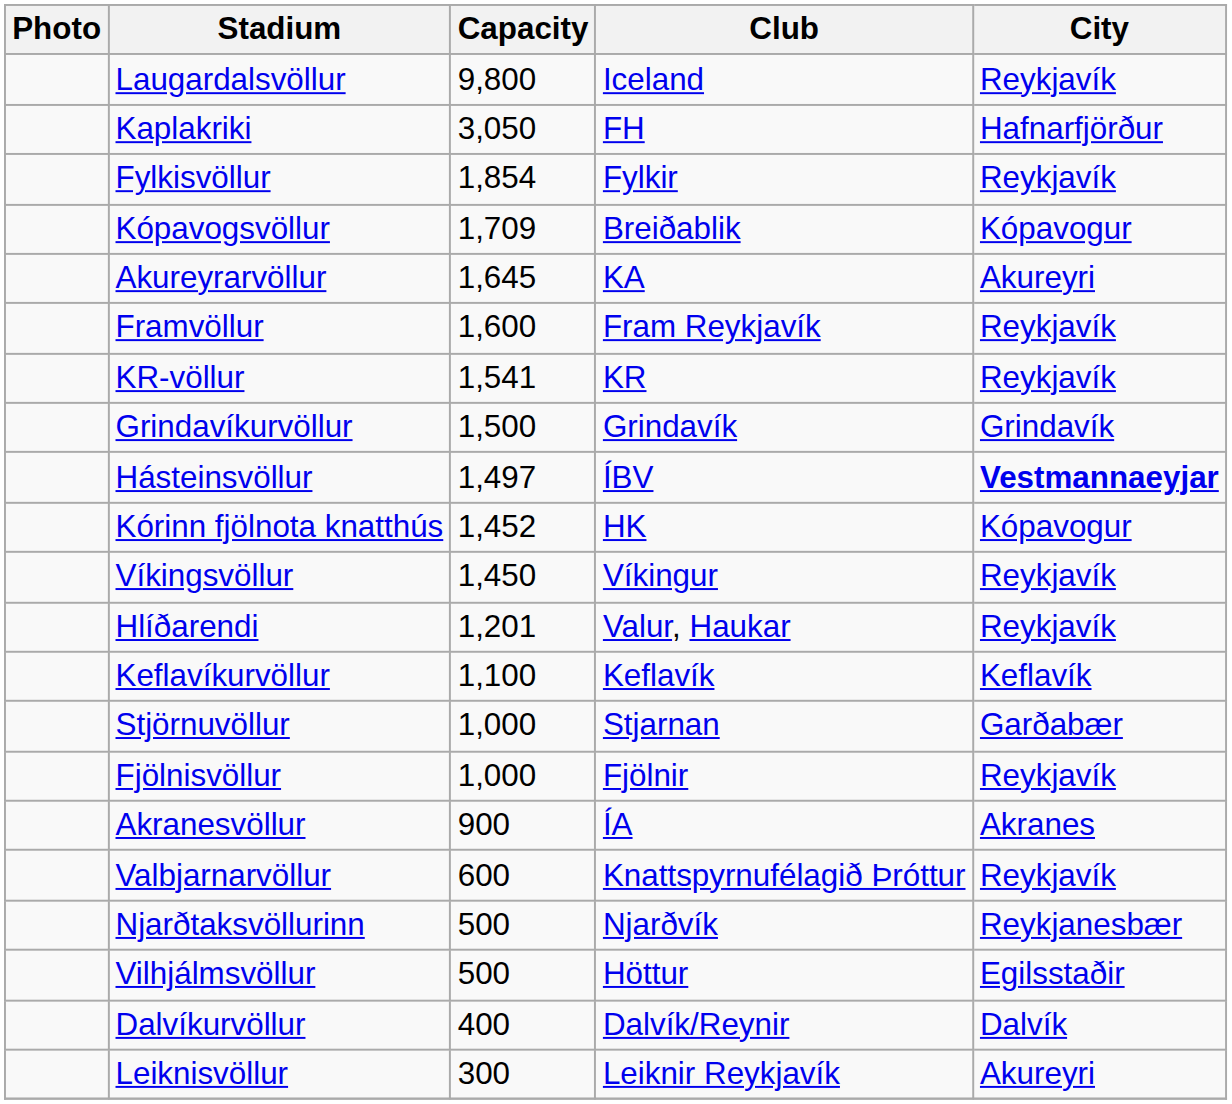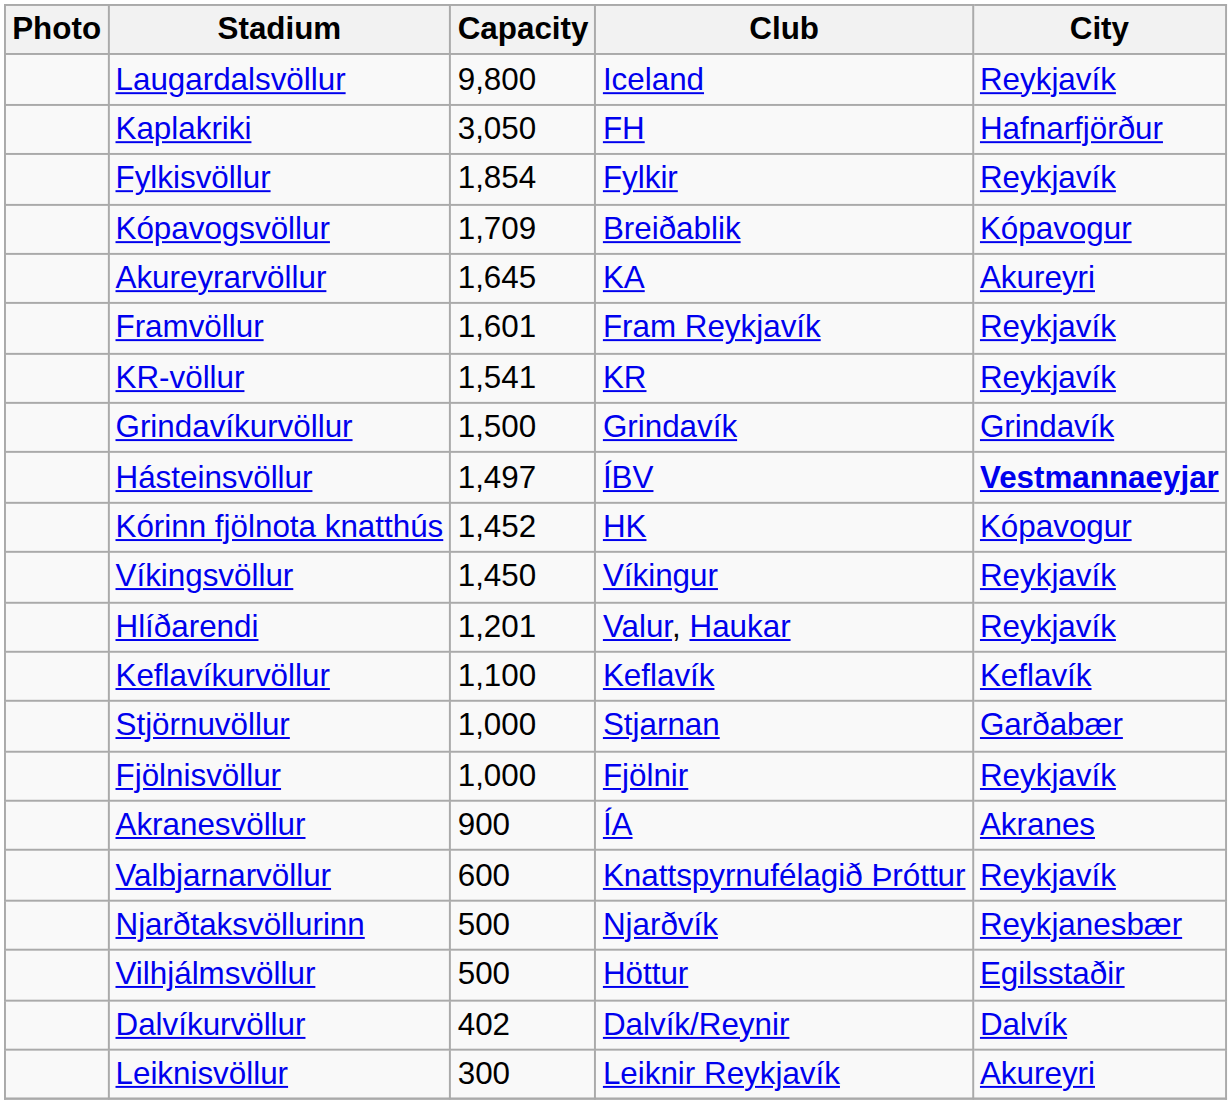(497, 327) 1,600 -> (497, 327) 1,601
(484, 1024) 400 -> (484, 1024) 402
